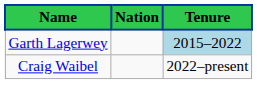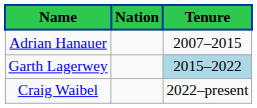+ row: (58, 42)
